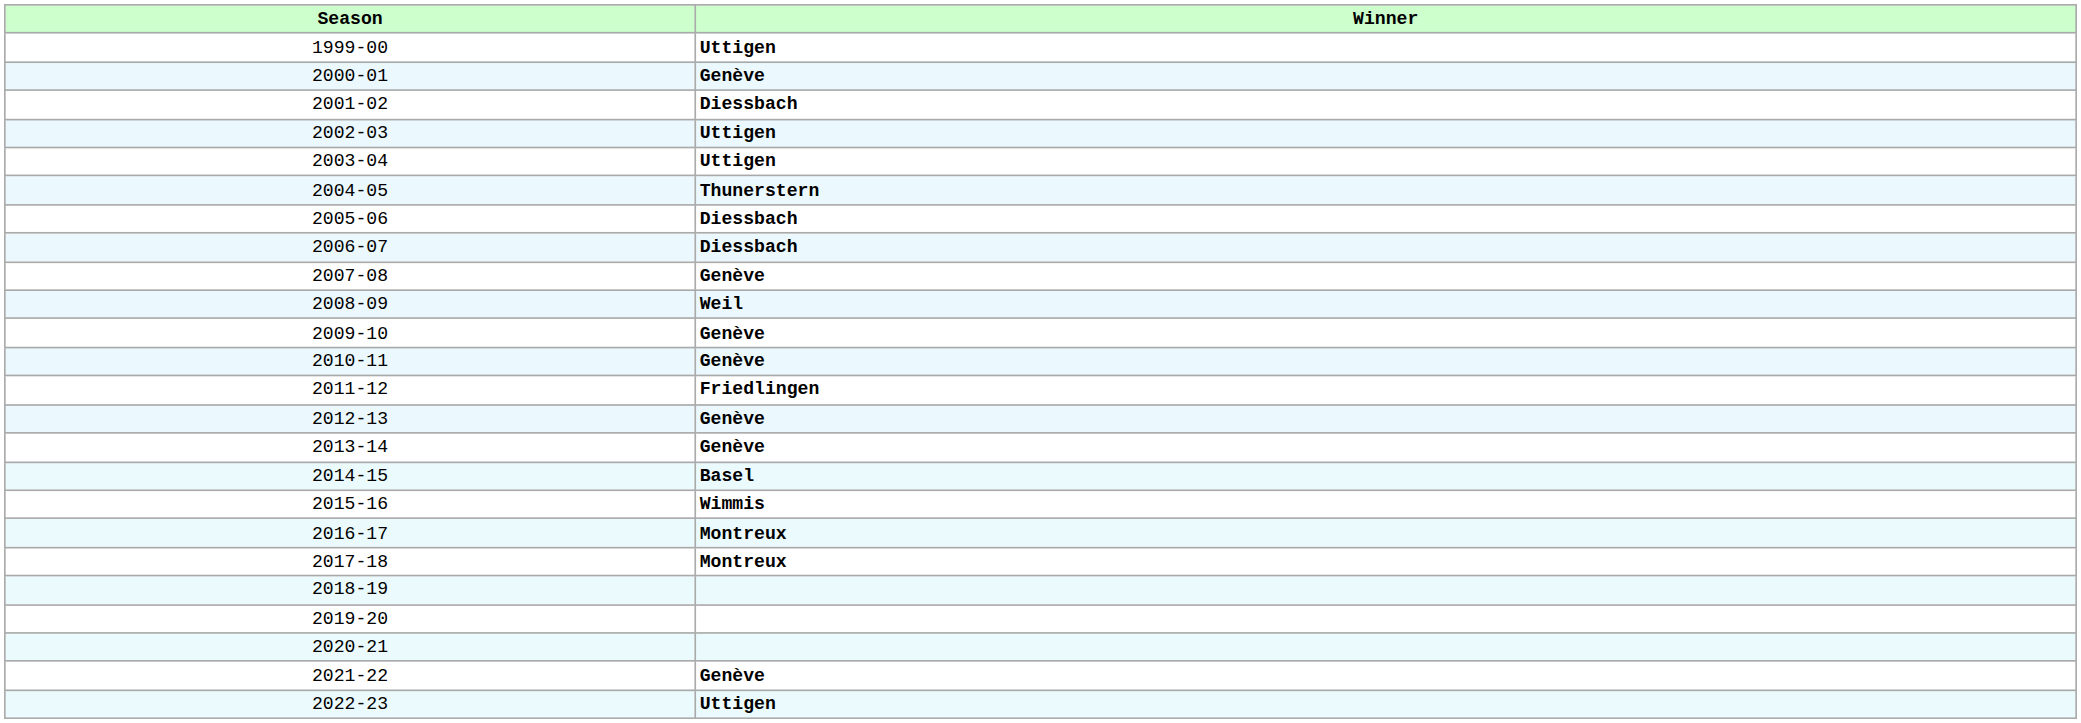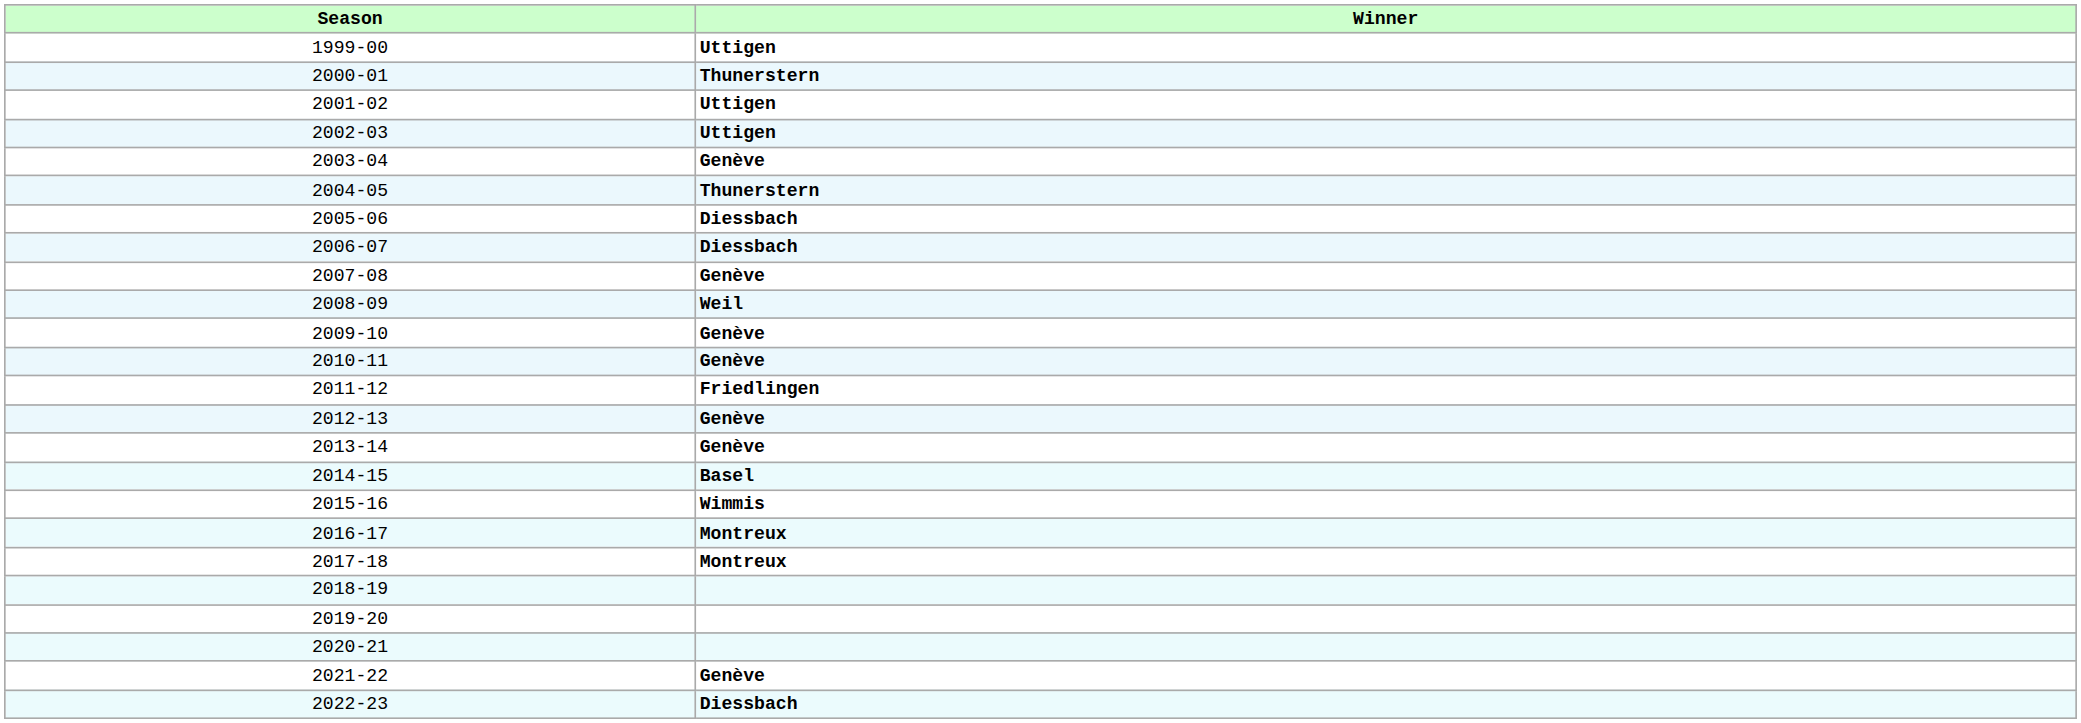(732, 76) Genève -> (759, 76) Thunerstern
(749, 105) Diessbach -> (738, 105) Uttigen
(738, 162) Uttigen -> (732, 162) Genève
(738, 704) Uttigen -> (749, 704) Diessbach
